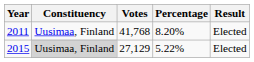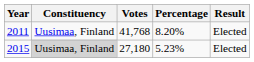(135, 48) 27,129 -> (135, 48) 27,180
(170, 48) 5.22% -> (170, 48) 5.23%
